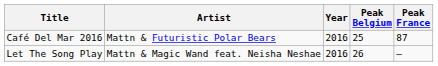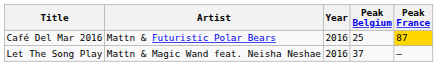(402, 38) no background -> (402, 38) gold background
(358, 53) 26 -> (358, 53) 37
